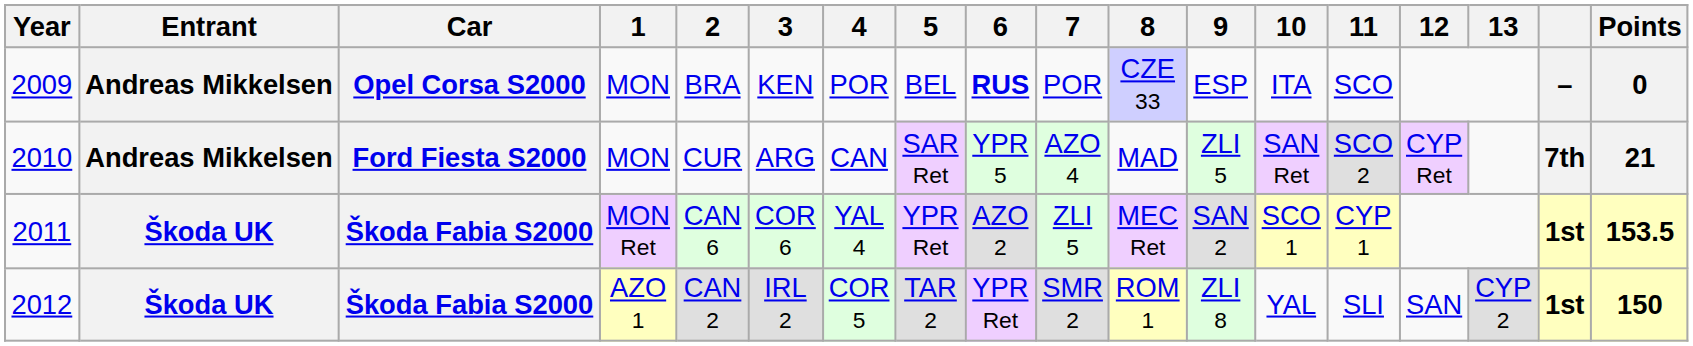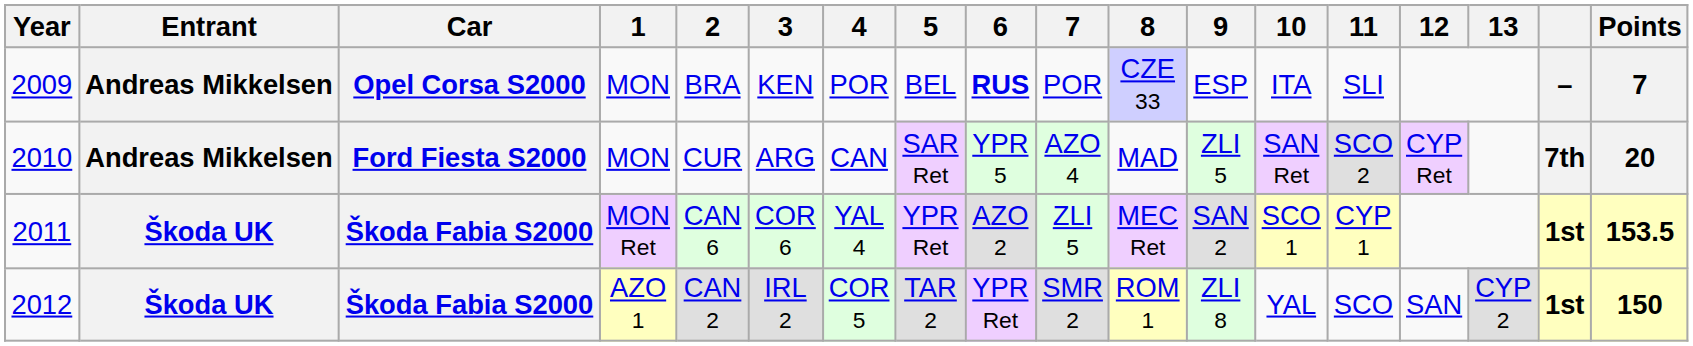(1363, 84) SCO -> (1363, 84) SLI
(1640, 84) 0 -> (1640, 84) 7
(1640, 158) 21 -> (1640, 158) 20
(1363, 304) SLI -> (1363, 304) SCO
